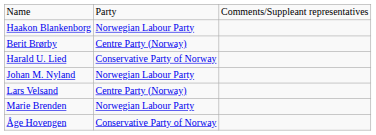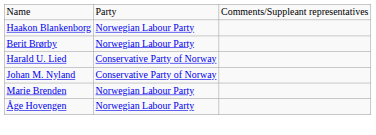(141, 43) Centre Party (Norway) -> (145, 43) Norwegian Labour Party
(145, 75) Norwegian Labour Party -> (156, 75) Conservative Party of Norway
- row: (32, 91)
(156, 122) Conservative Party of Norway -> (145, 106) Norwegian Labour Party
